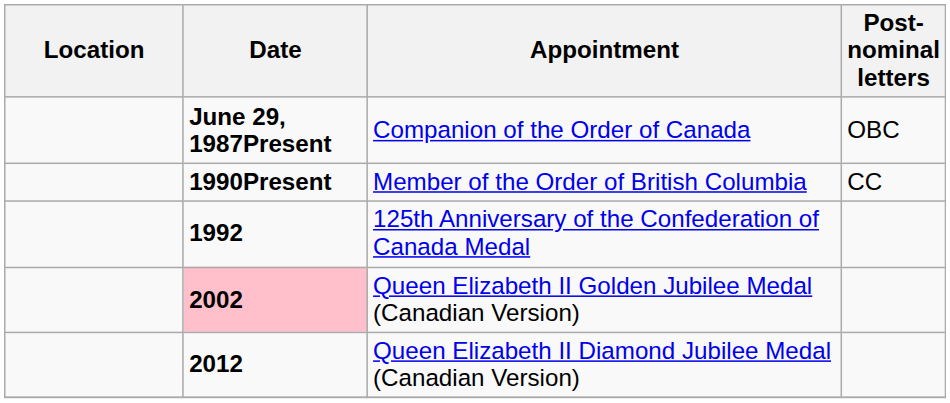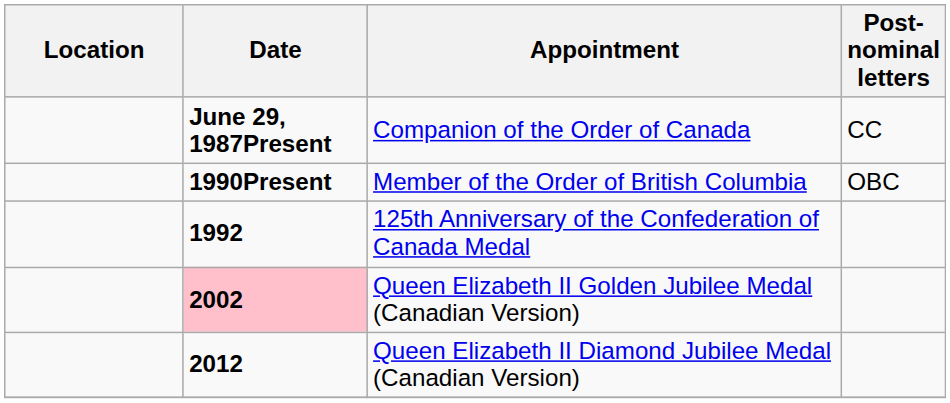(873, 129) OBC -> (865, 129) CC
(865, 181) CC -> (873, 181) OBC
